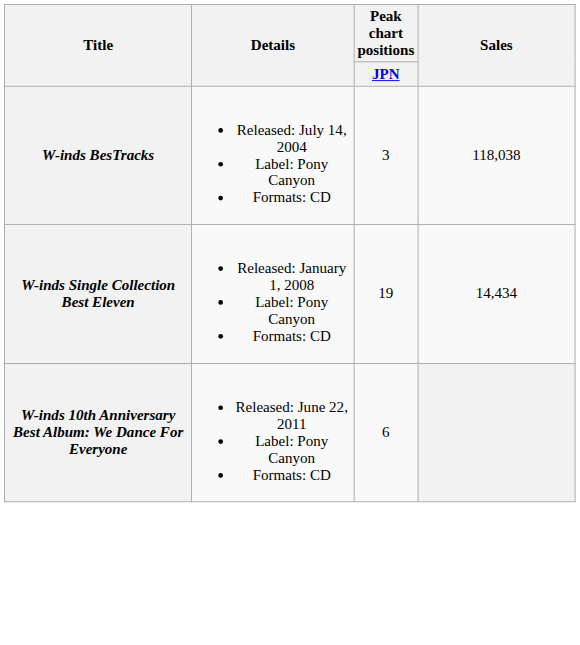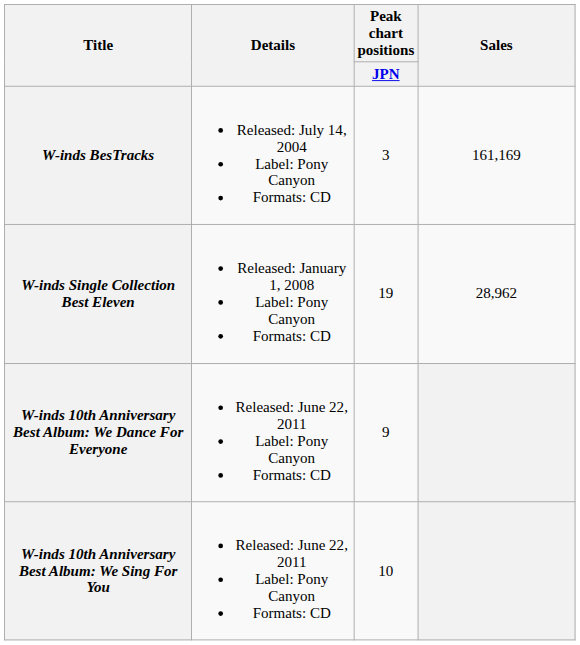(496, 155) 118,038 -> (496, 155) 161,169
(496, 293) 14,434 -> (496, 293) 28,962
(386, 432) 6 -> (386, 432) 9
+ row: (98, 570)
